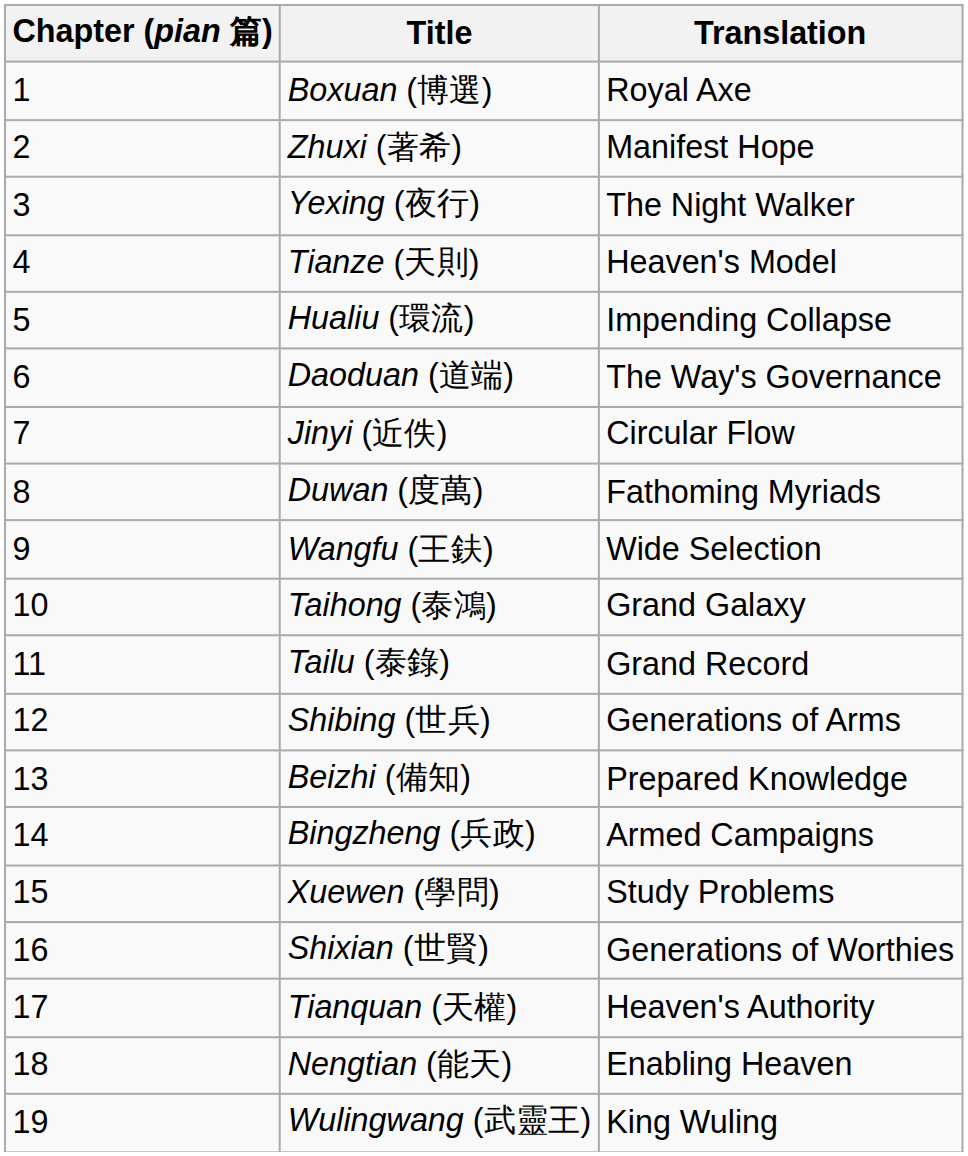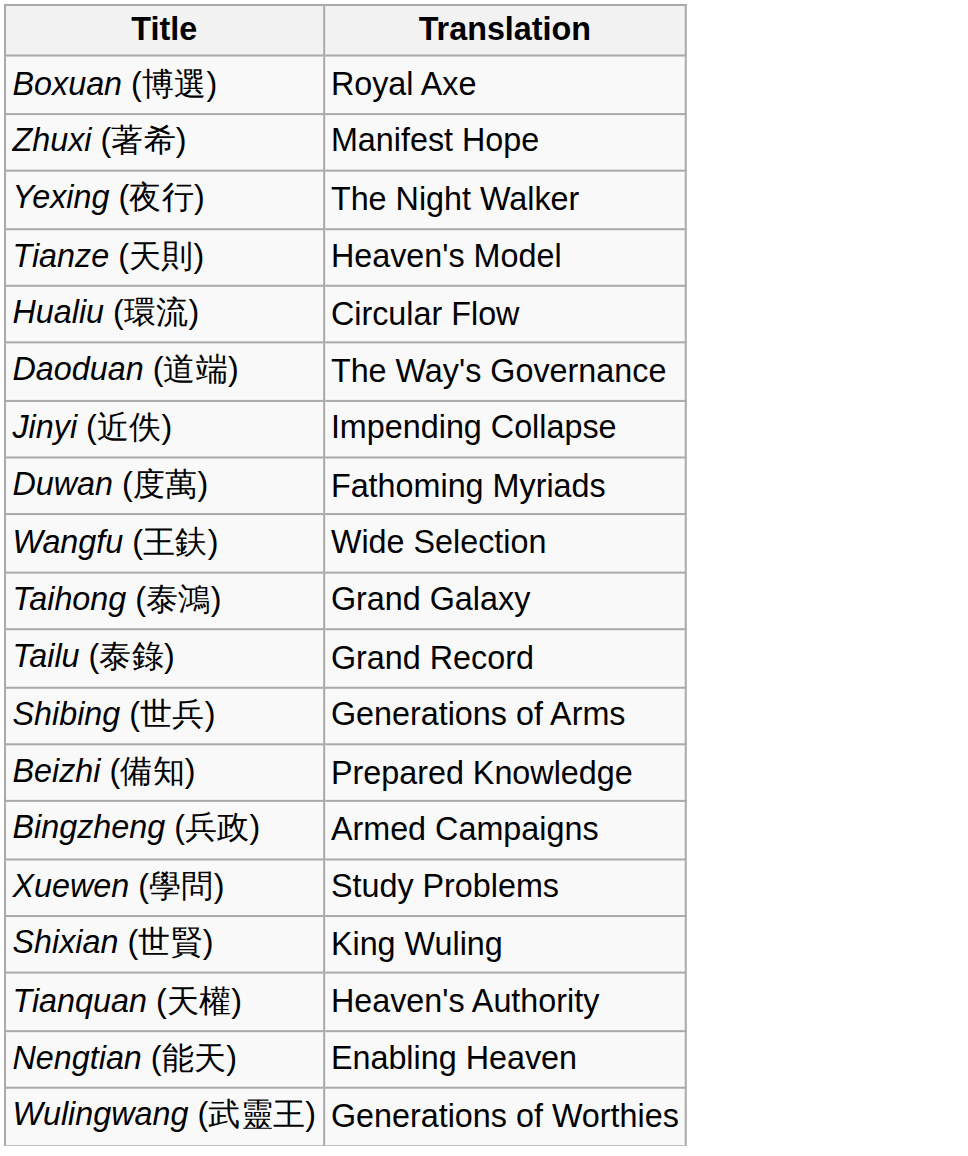- column: (143, 32)
(749, 319) Impending Collapse -> (425, 313) Circular Flow
(700, 434) Circular Flow -> (474, 428) Impending Collapse
(780, 950) Generations of Worthies -> (417, 944) King Wuling
(692, 1122) King Wuling -> (505, 1116) Generations of Worthies
